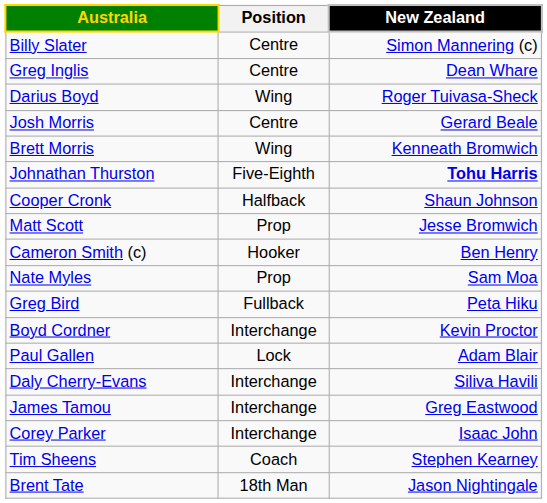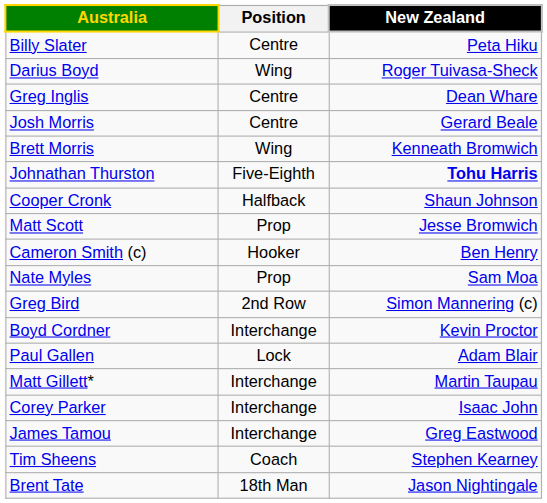(462, 45) Simon Mannering (c) -> (502, 45) Peta Hiku
rows swapped: (54, 97) <-> (49, 71)
(274, 304) Fullback -> (274, 304) 2nd Row
(502, 304) Peta Hiku -> (462, 304) Simon Mannering (c)
- row: (78, 381)
+ row: (52, 381)
rows swapped: (60, 407) <-> (58, 433)
